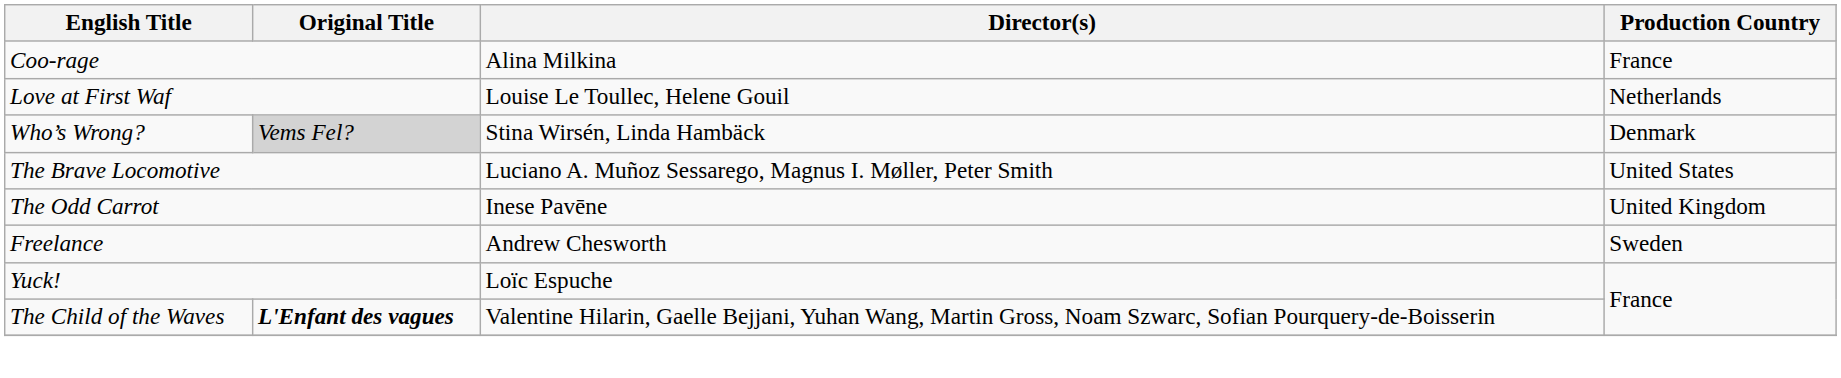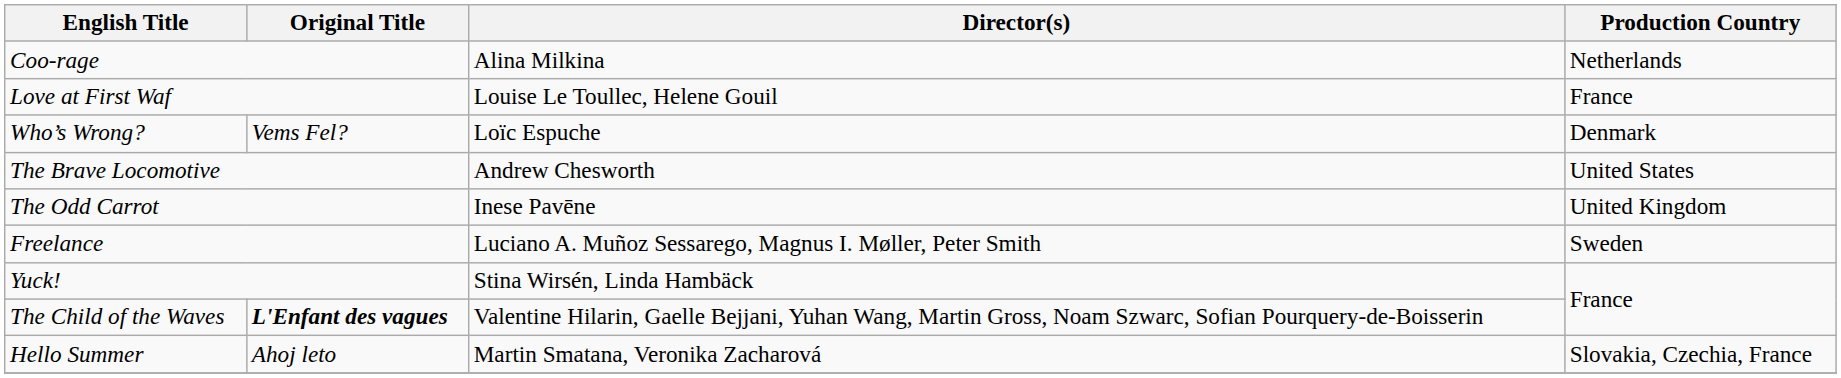(1641, 59) France -> (1626, 59) Netherlands
(1665, 96) Netherlands -> (1601, 96) France
(306, 133) lightgrey background -> (300, 133) no background
(625, 133) Stina Wirsén, Linda Hambäck -> (537, 133) Loïc Espuche
(769, 170) Luciano A. Muñoz Sessarego, Magnus I. Møller, Peter Smith -> (564, 170) Andrew Chesworth
(576, 243) Andrew Chesworth -> (757, 243) Luciano A. Muñoz Sessarego, Magnus I. Møller, Peter Smith
(549, 280) Loïc Espuche -> (614, 280) Stina Wirsén, Linda Hambäck
+ row: (77, 354)
